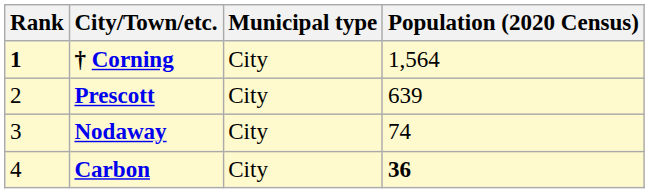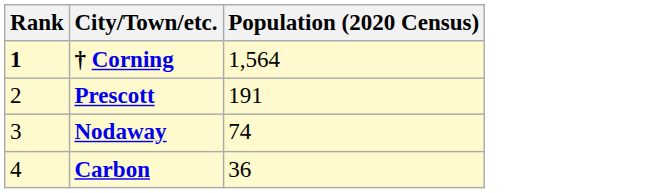- column: (303, 22)
(405, 95) 639 -> (245, 95) 191
(399, 168) bold -> (240, 168) normal
